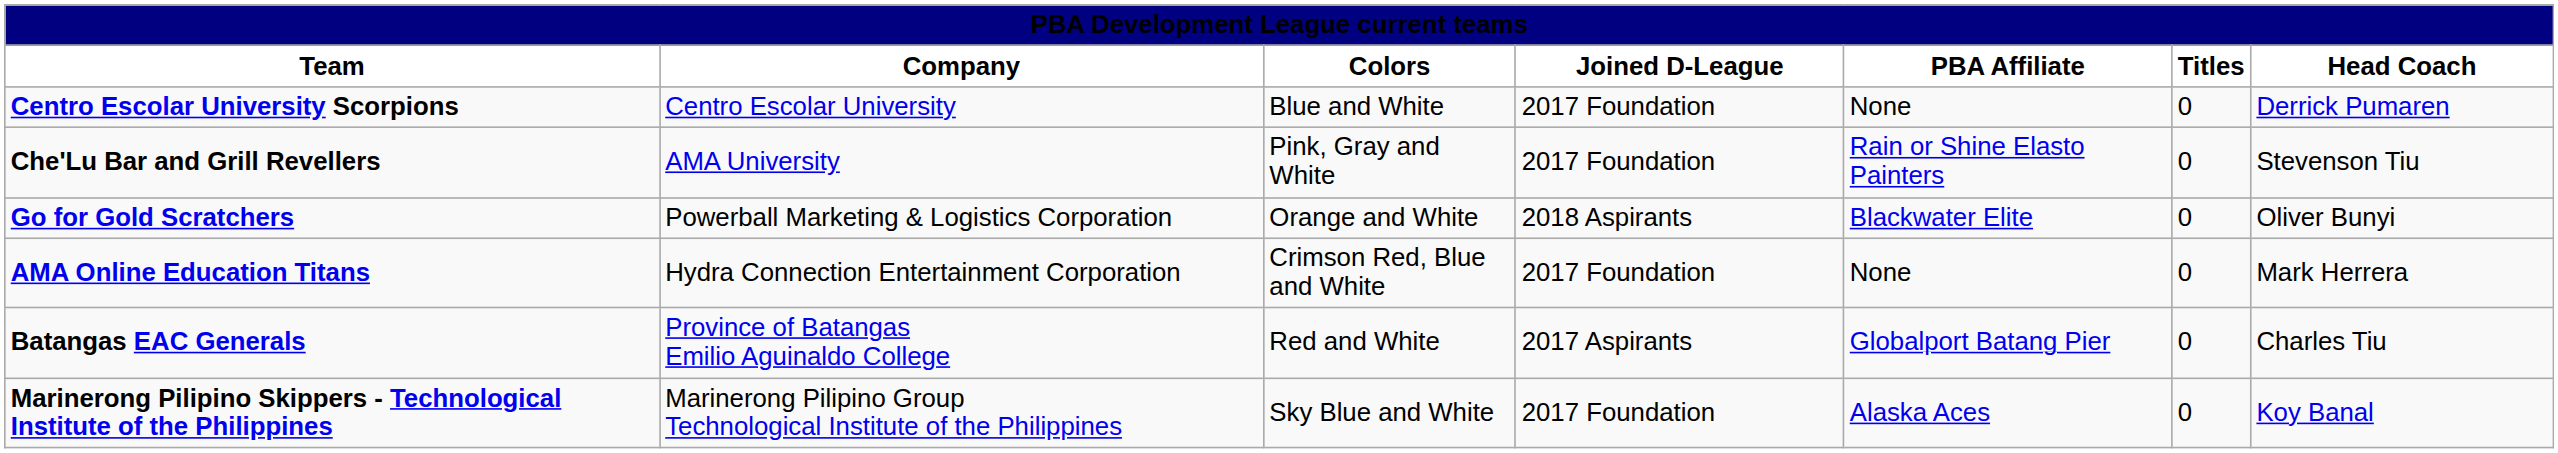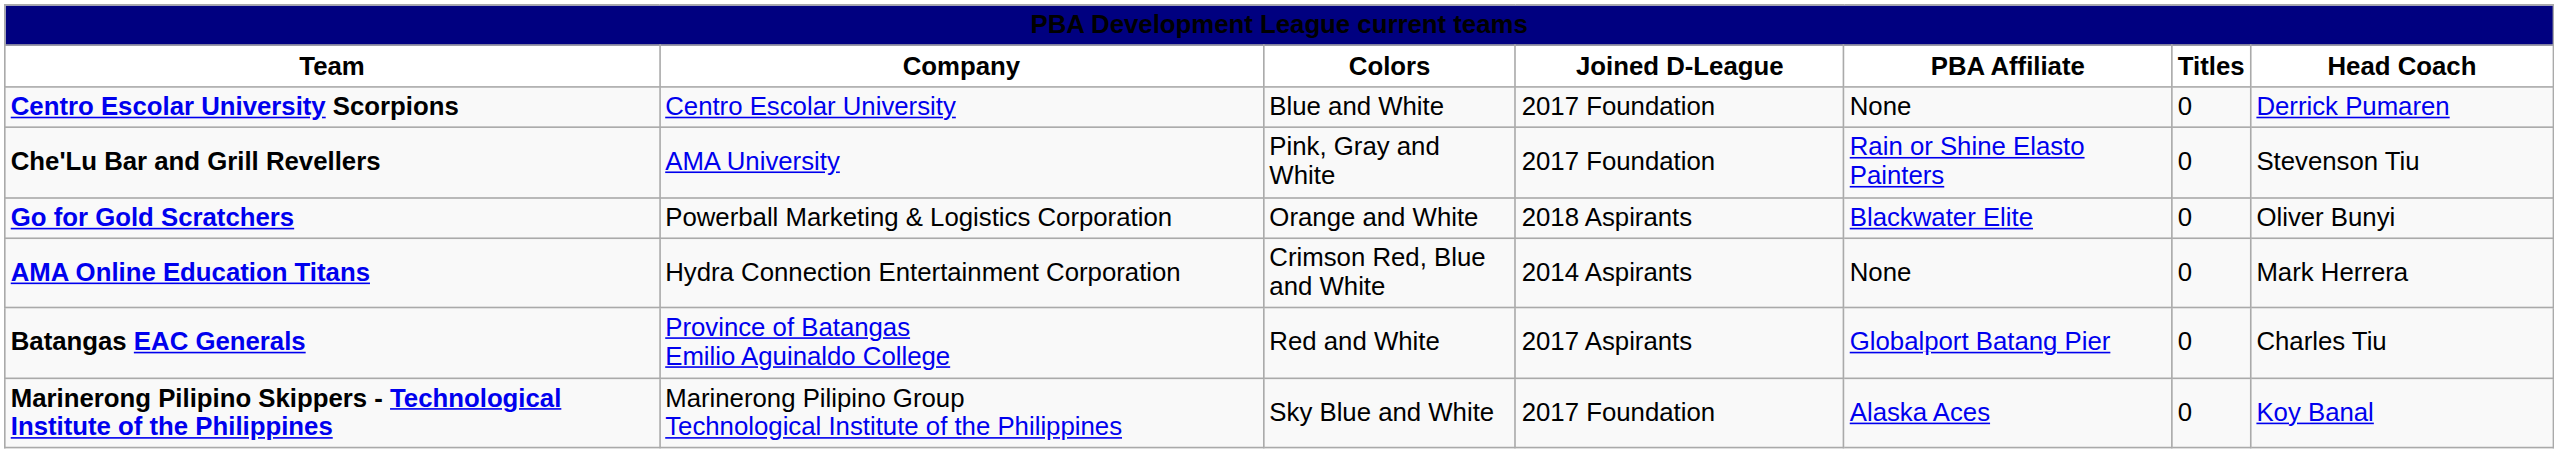(1618, 272) 2017 Foundation -> (1607, 272) 2014 Aspirants
